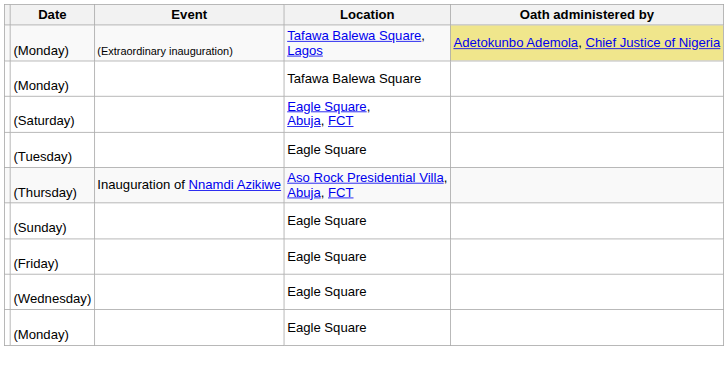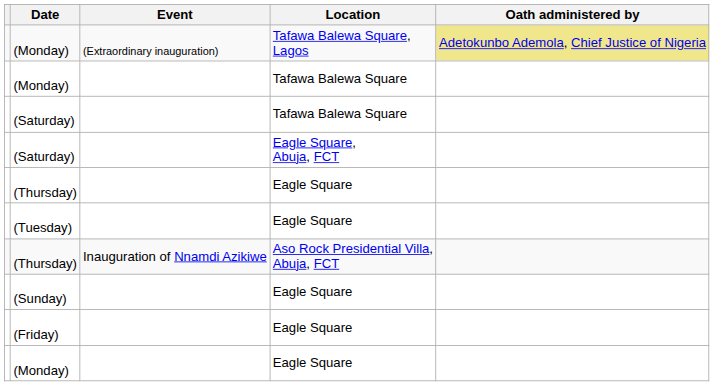+ row: (44, 121)
+ row: (45, 192)
- row: (52, 299)
